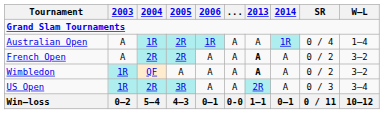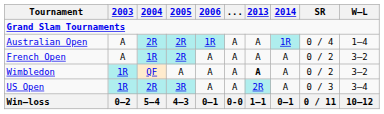(152, 41) 1R -> (152, 41) 2R
(152, 56) 2R -> (152, 56) 1R
(258, 56) bold -> (258, 56) normal
